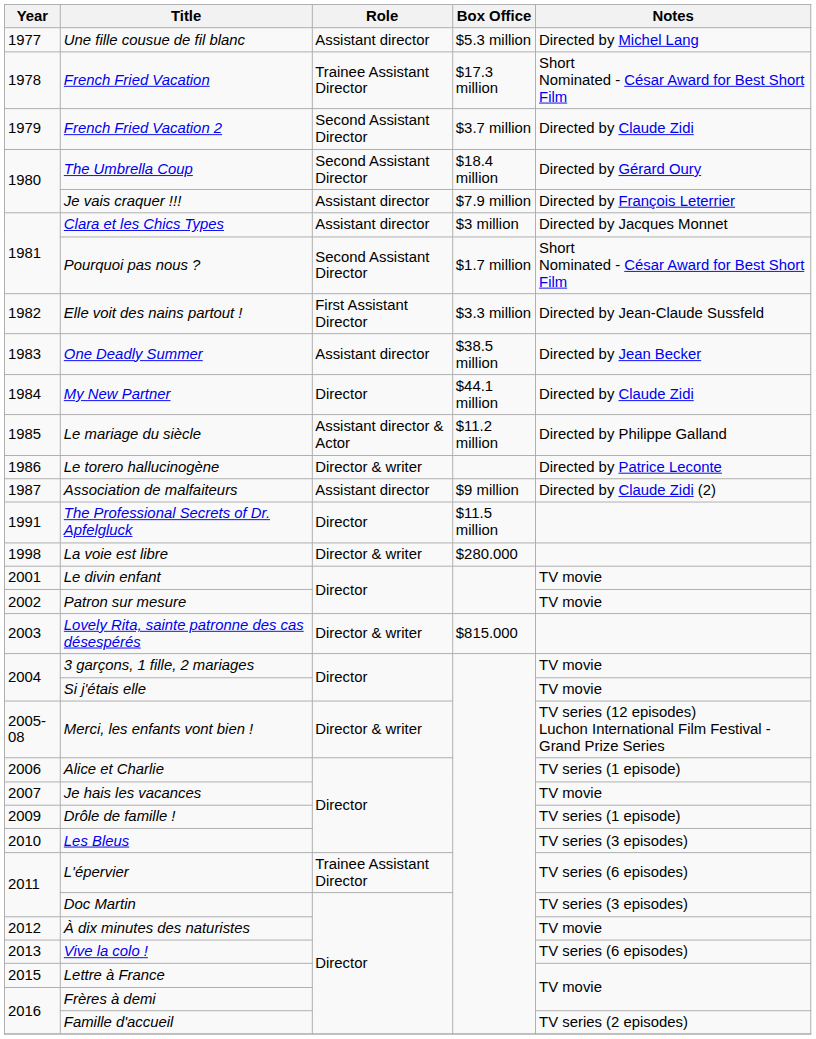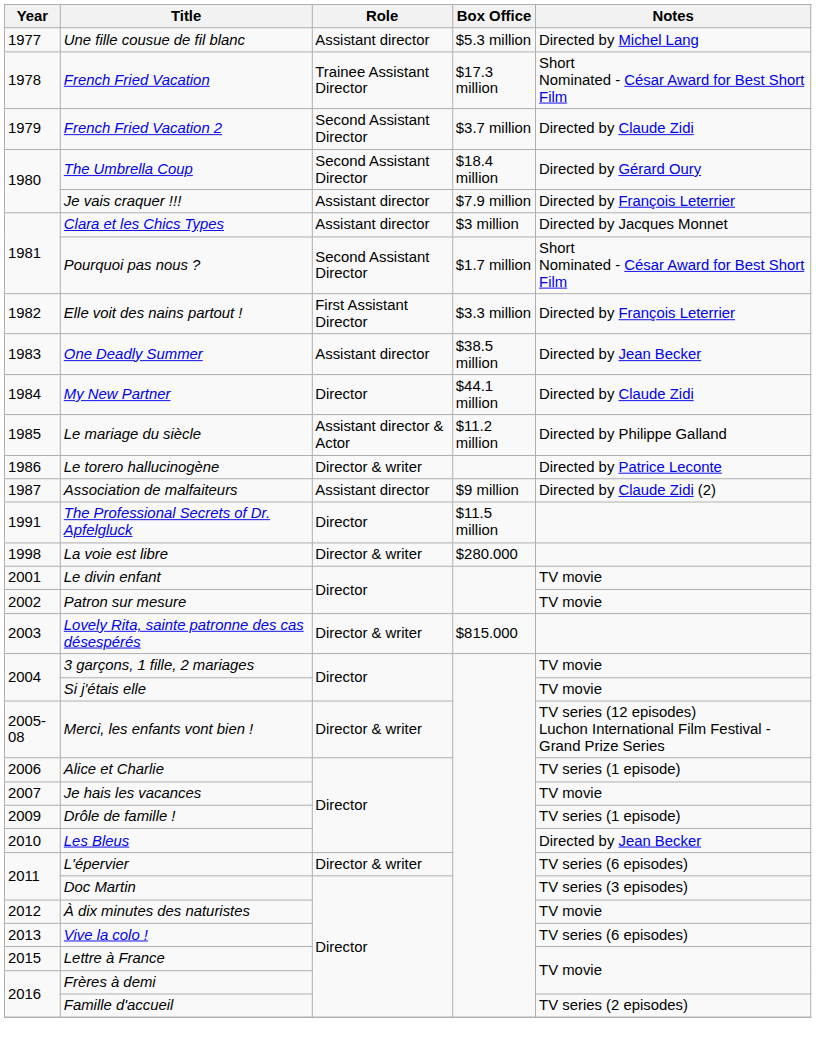(652, 313) Directed by Jean-Claude Sussfeld -> (637, 313) Directed by François Leterrier
(613, 840) TV series (3 episodes) -> (620, 840) Directed by Jean Becker
(372, 872) Trainee Assistant Director -> (369, 864) Director & writer
